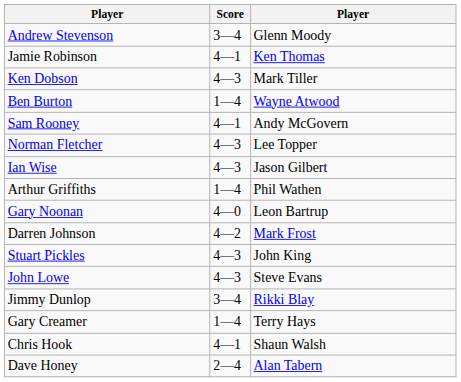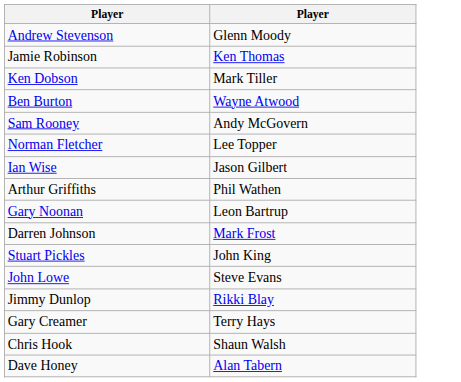- column: (230, 14)
